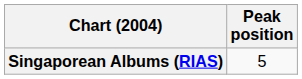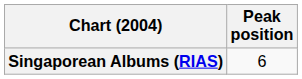(262, 61) 5 -> (262, 61) 6
